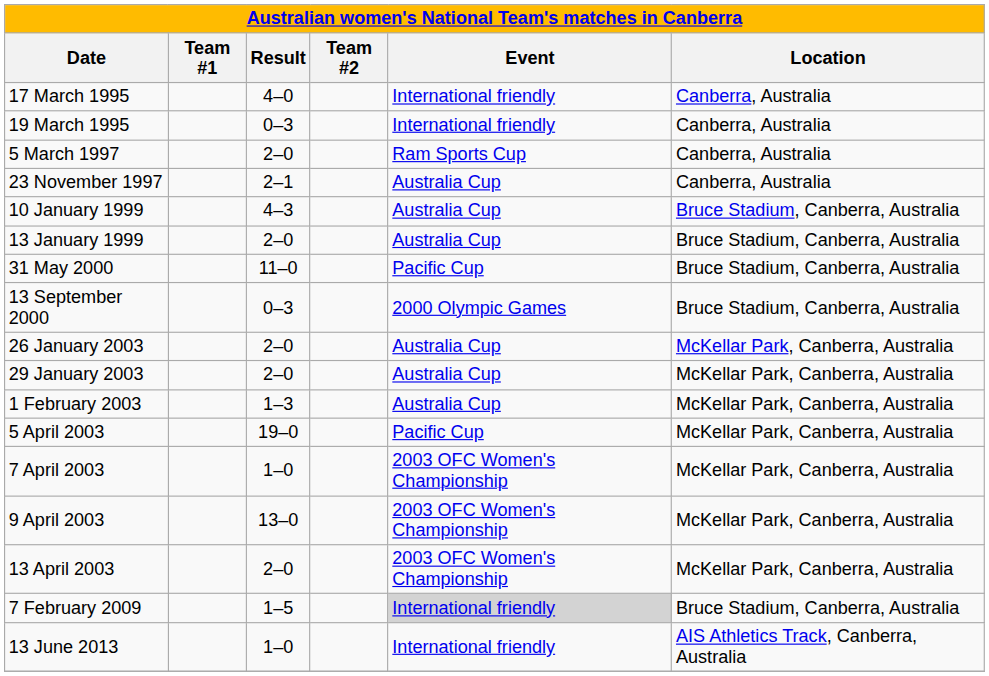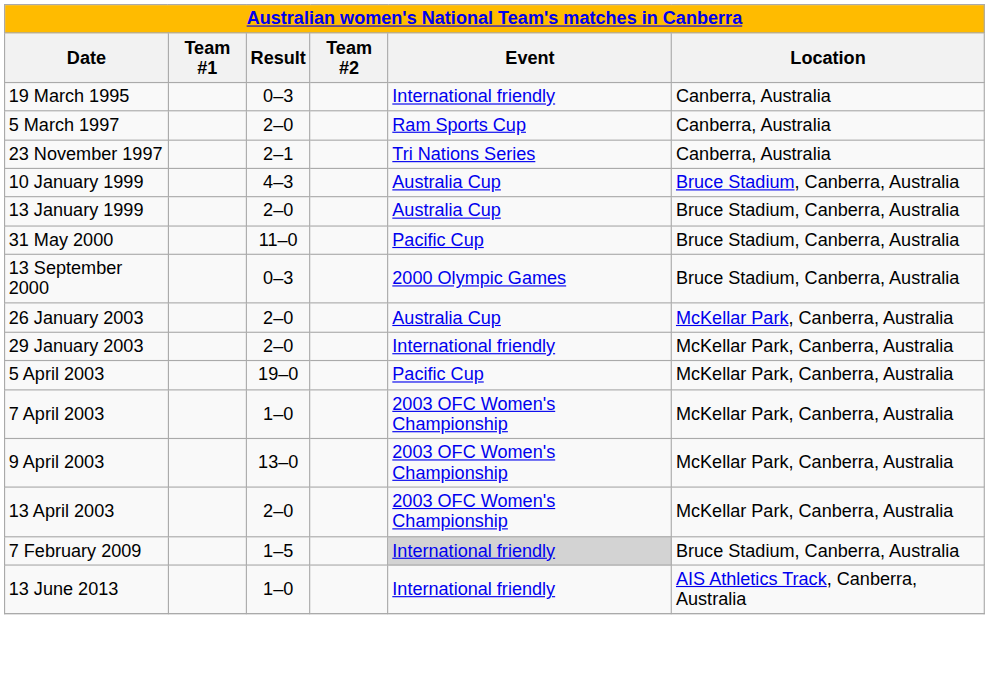- row: (69, 96)
(447, 182) Australia Cup -> (464, 153) Tri Nations Series
(447, 374) Australia Cup -> (474, 346) International friendly
- row: (75, 403)
